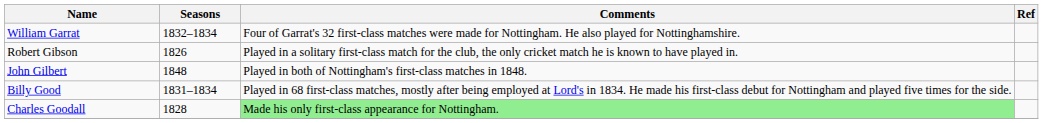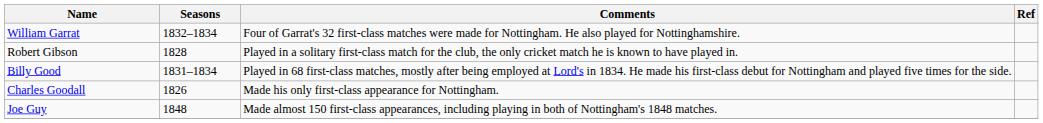(175, 52) 1826 -> (175, 52) 1828
- row: (37, 71)
(175, 109) 1828 -> (175, 90) 1826
(371, 109) lightgreen background -> (371, 90) no background
+ row: (27, 109)
